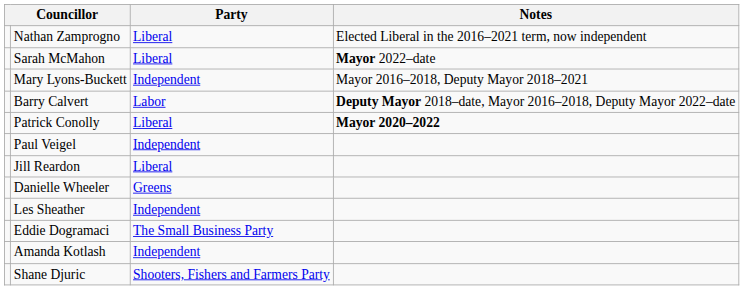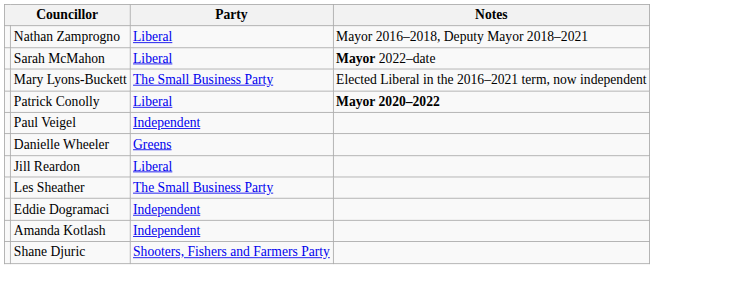(491, 36) Elected Liberal in the 2016–2021 term, now independent -> (462, 36) Mayor 2016–2018, Deputy Mayor 2018–2021
(167, 79) Independent -> (203, 79) The Small Business Party
(462, 79) Mayor 2016–2018, Deputy Mayor 2018–2021 -> (491, 79) Elected Liberal in the 2016–2021 term, now independent
- row: (51, 101)
rows swapped: (47, 166) <-> (61, 187)
(167, 209) Independent -> (203, 187) The Small Business Party
(203, 230) The Small Business Party -> (167, 209) Independent
